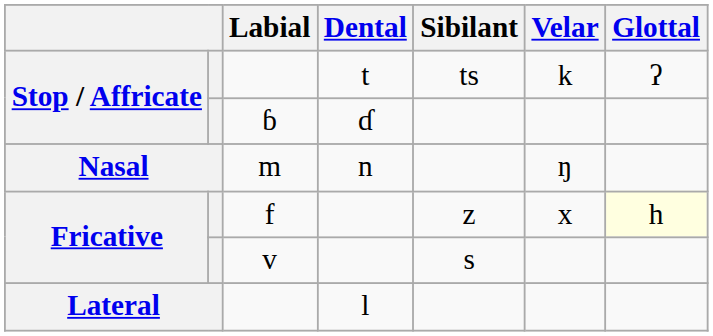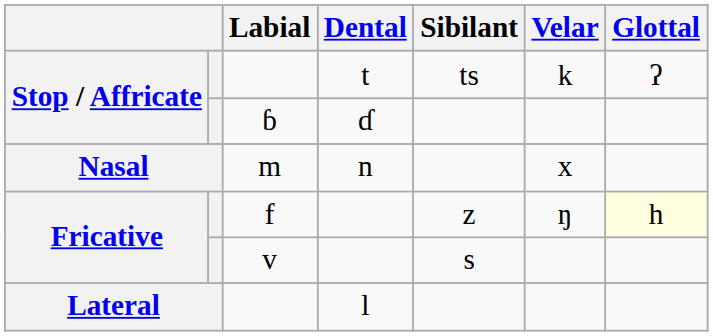(565, 167) ŋ -> (565, 167) x
(565, 213) x -> (565, 213) ŋ
